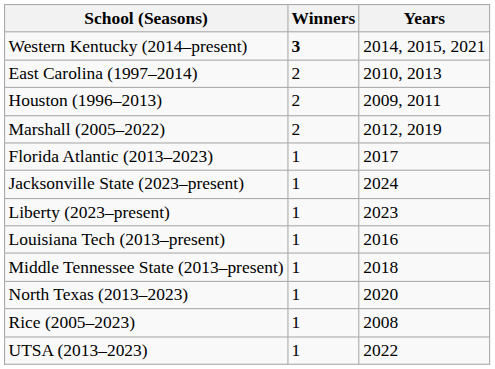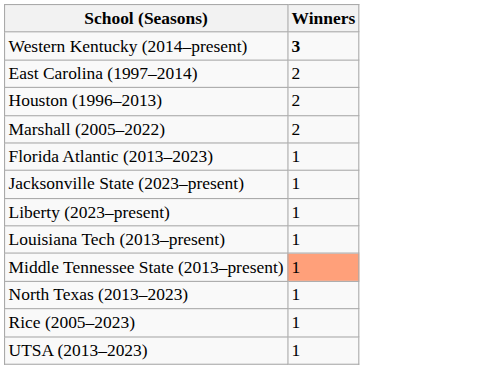- column: (424, 18)
(296, 267) no background -> (296, 267) lightsalmon background
